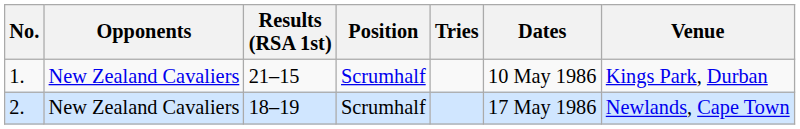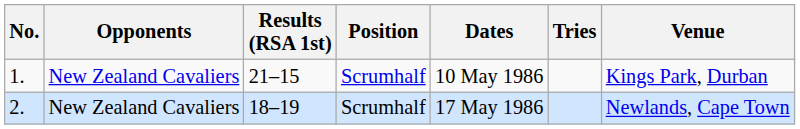columns swapped: (457, 32) <-> (542, 32)
